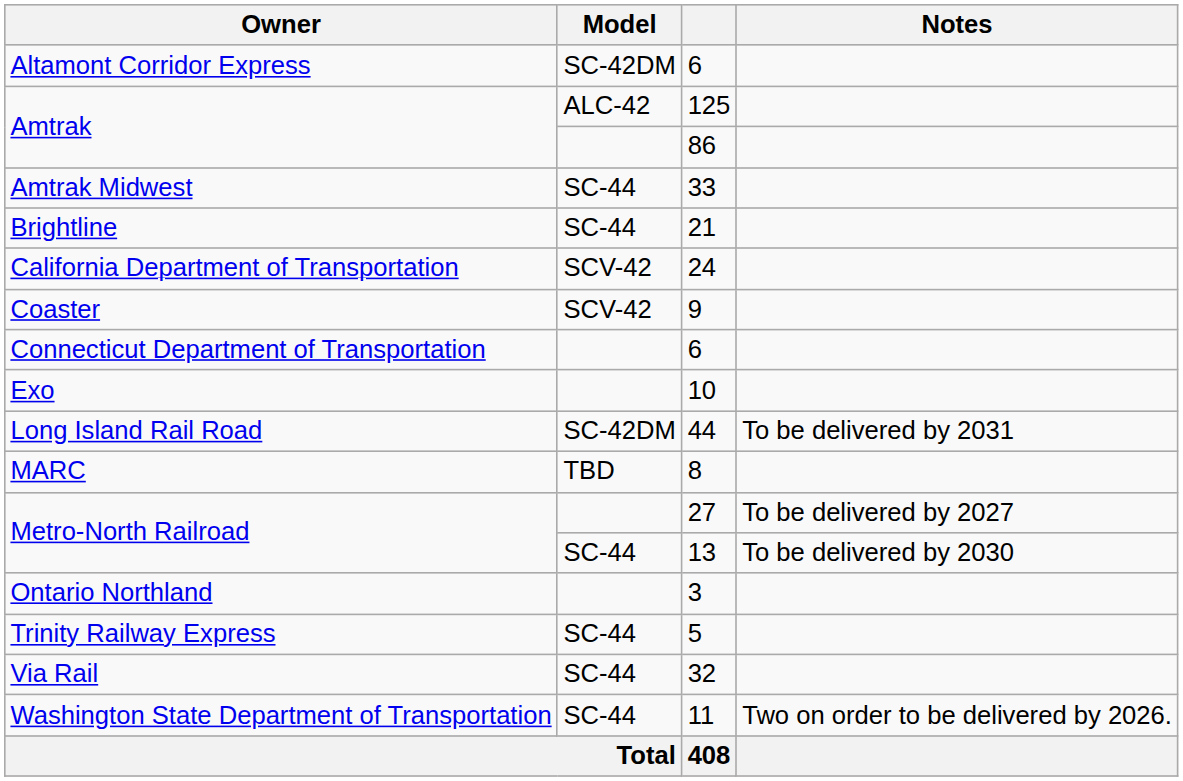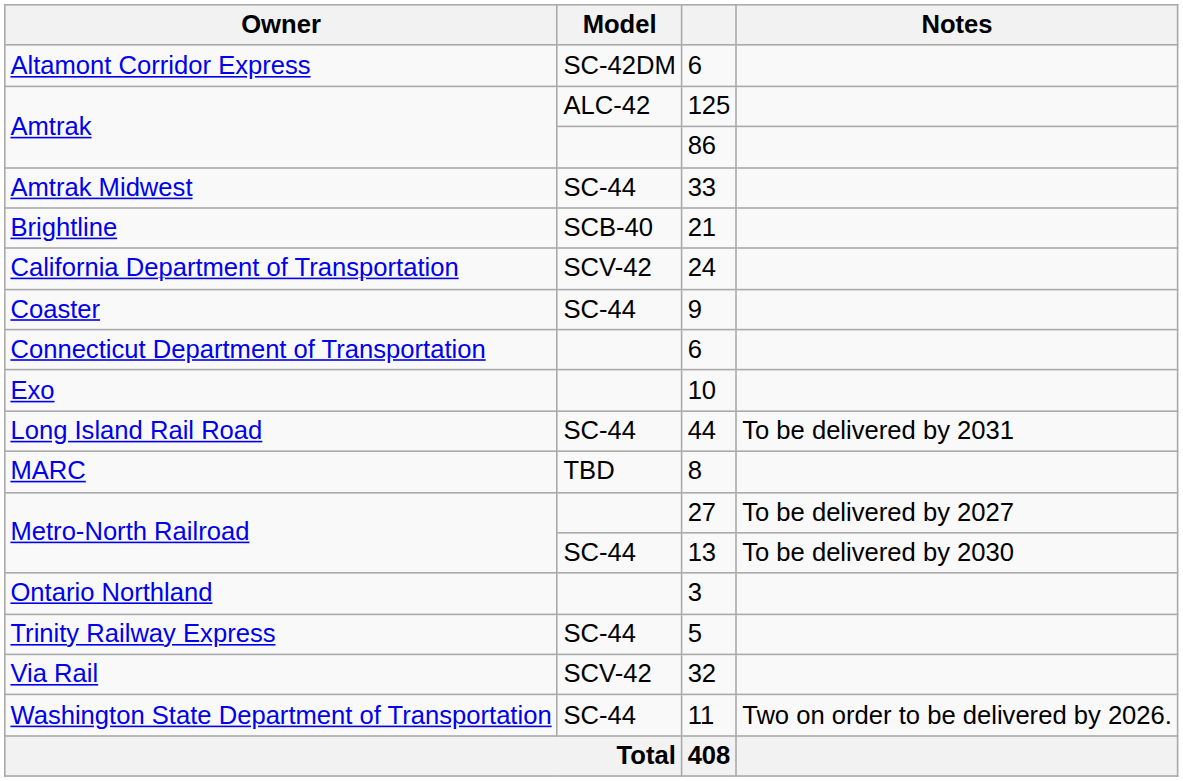(600, 227) SC-44 -> (608, 227) SCB-40
(608, 308) SCV-42 -> (600, 308) SC-44
(620, 430) SC-42DM -> (600, 430) SC-44
(600, 674) SC-44 -> (608, 674) SCV-42
